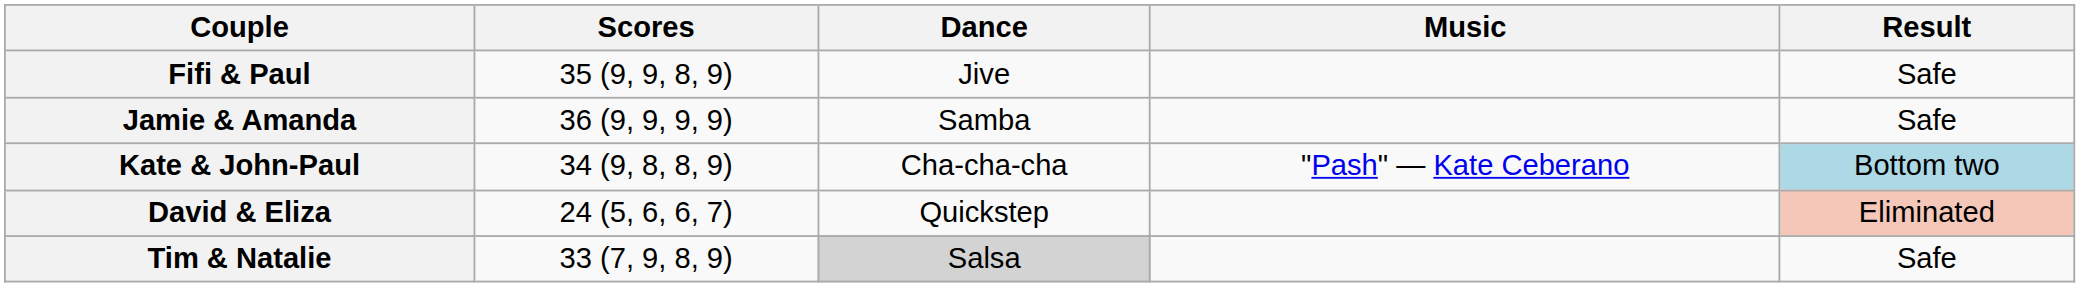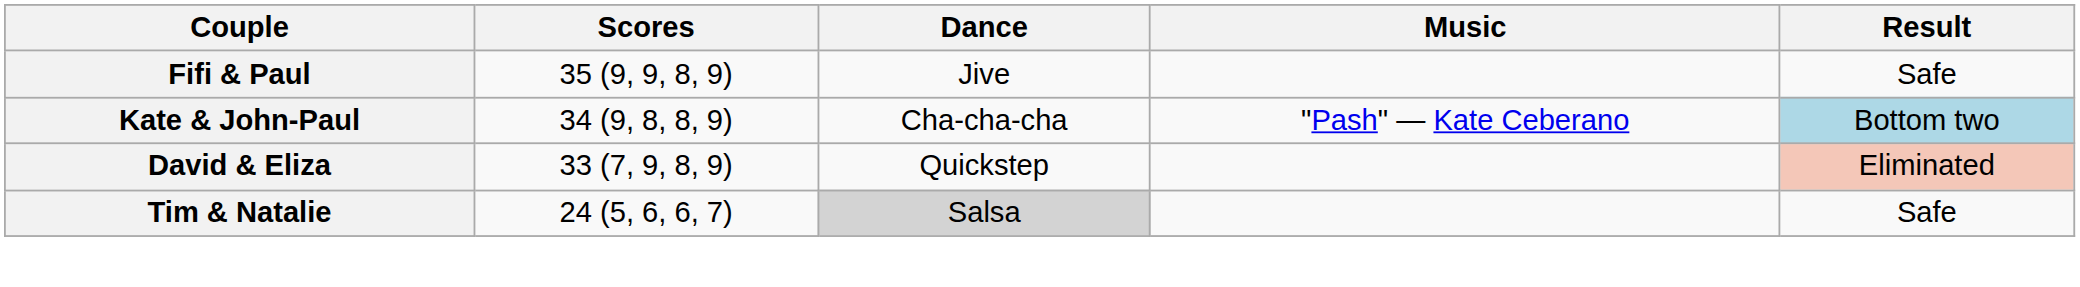- row: (239, 119)
(646, 212) 24 (5, 6, 6, 7) -> (646, 166) 33 (7, 9, 8, 9)
(646, 258) 33 (7, 9, 8, 9) -> (646, 212) 24 (5, 6, 6, 7)
